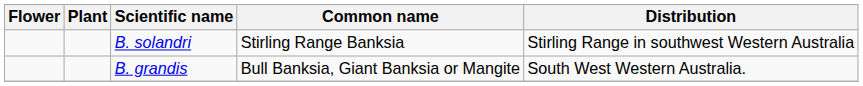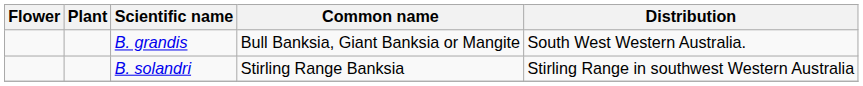rows swapped: (151, 68) <-> (153, 42)
